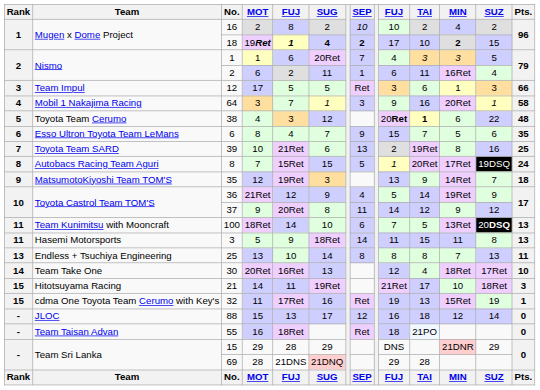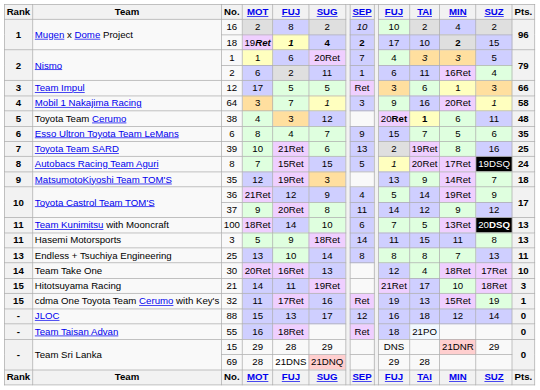(494, 118) 22 -> (494, 118) 11
